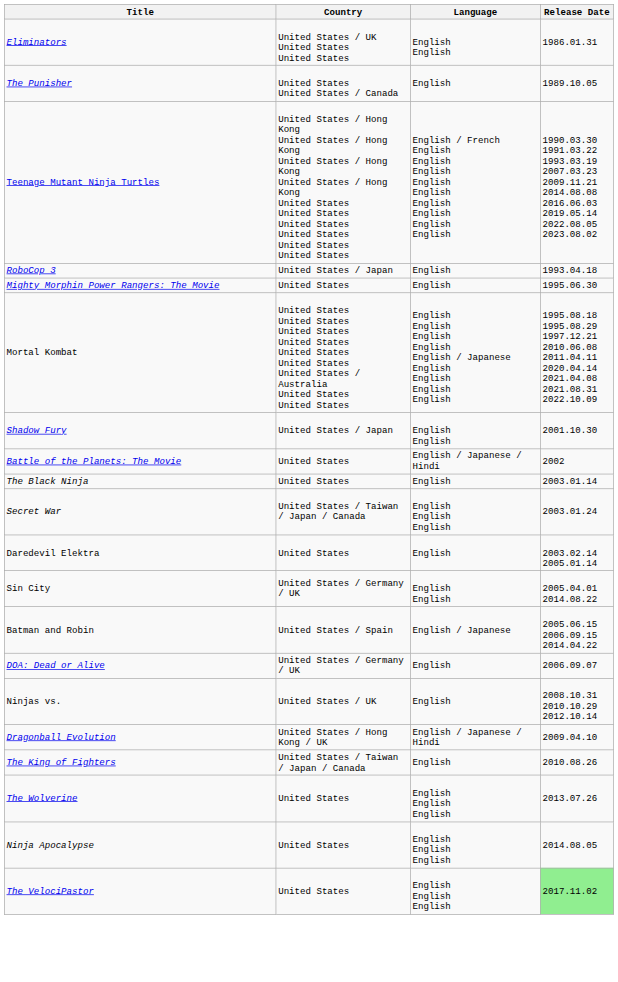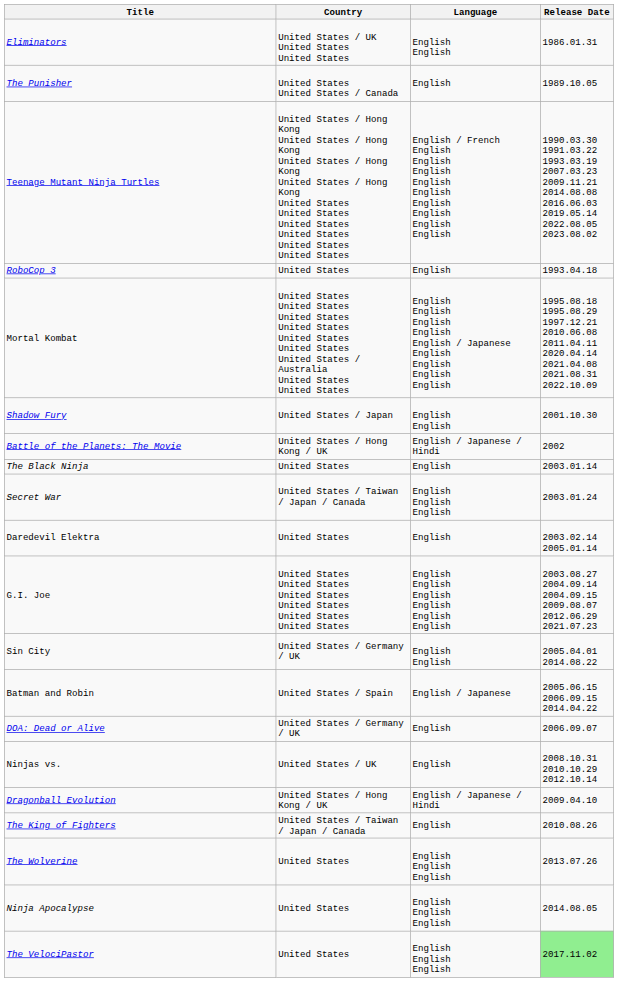(336, 271) United States / Japan -> (314, 271) United States
- row: (113, 285)
(314, 461) United States -> (333, 446) United States / Hong Kong / UK
+ row: (28, 595)
